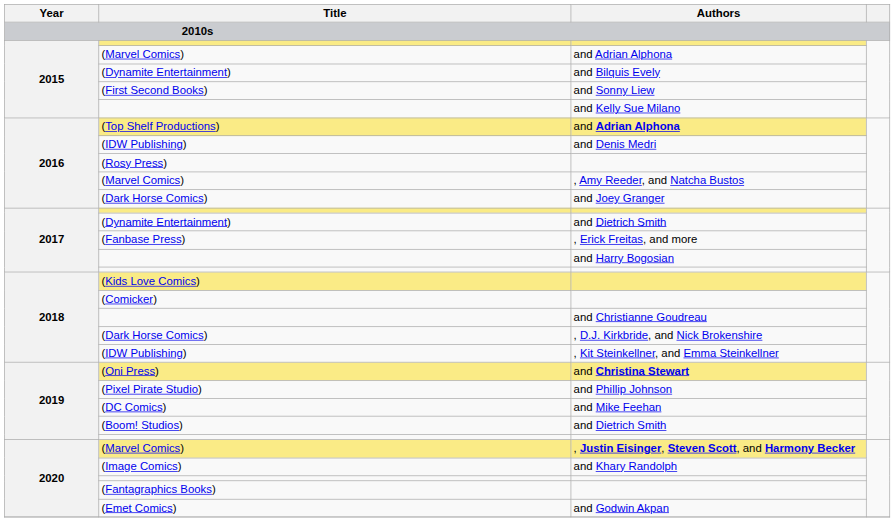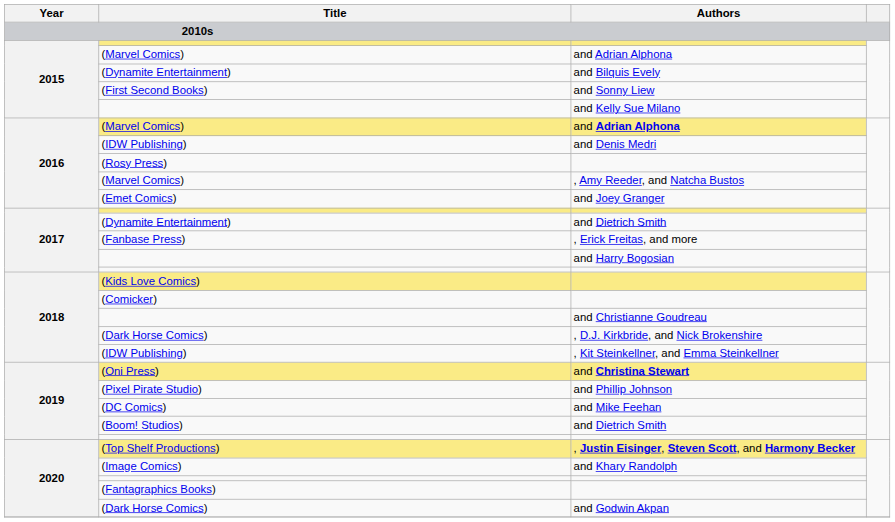(160, 126) (Top Shelf Productions) -> (143, 126) (Marvel Comics)
(154, 198) (Dark Horse Comics) -> (139, 198) (Emet Comics)
(143, 448) (Marvel Comics) -> (160, 448) (Top Shelf Productions)
(139, 508) (Emet Comics) -> (154, 508) (Dark Horse Comics)
